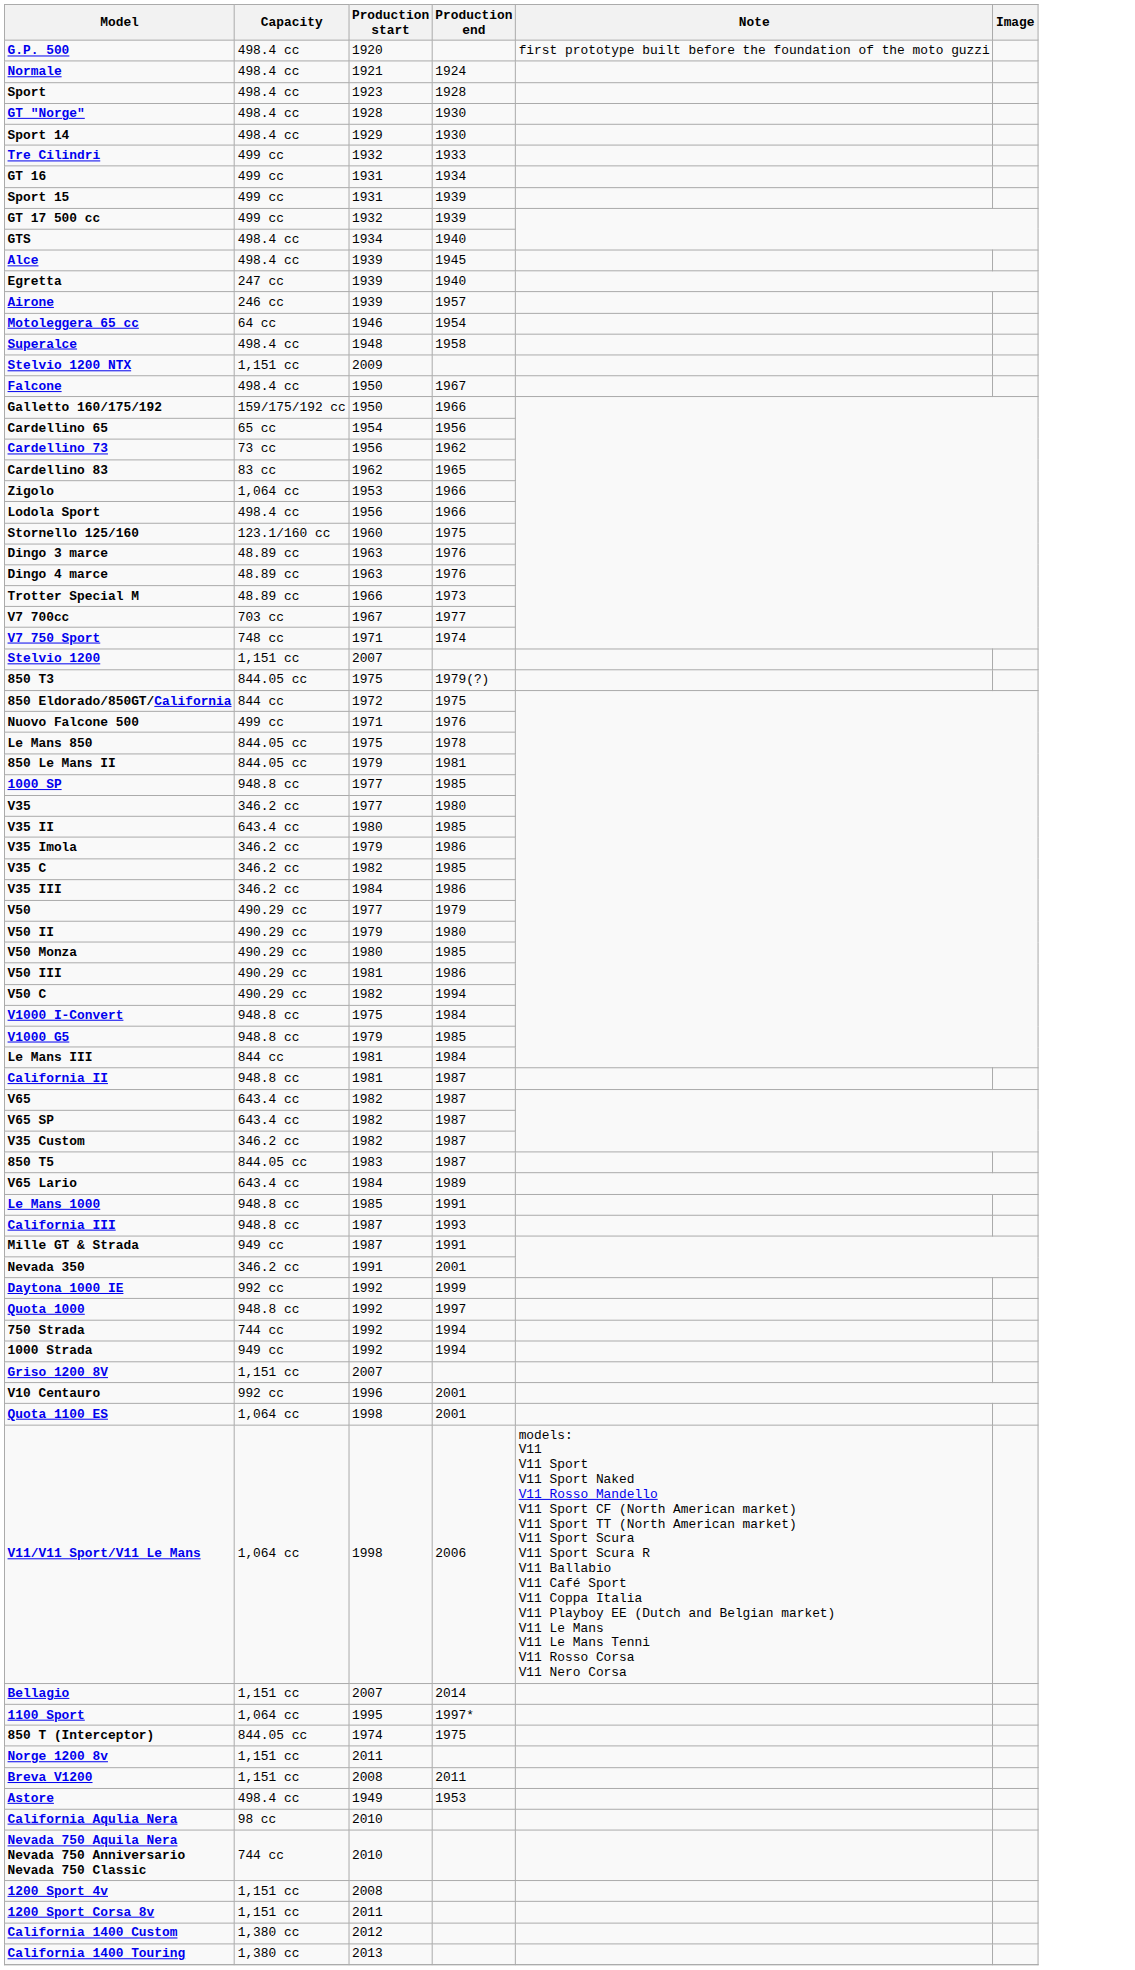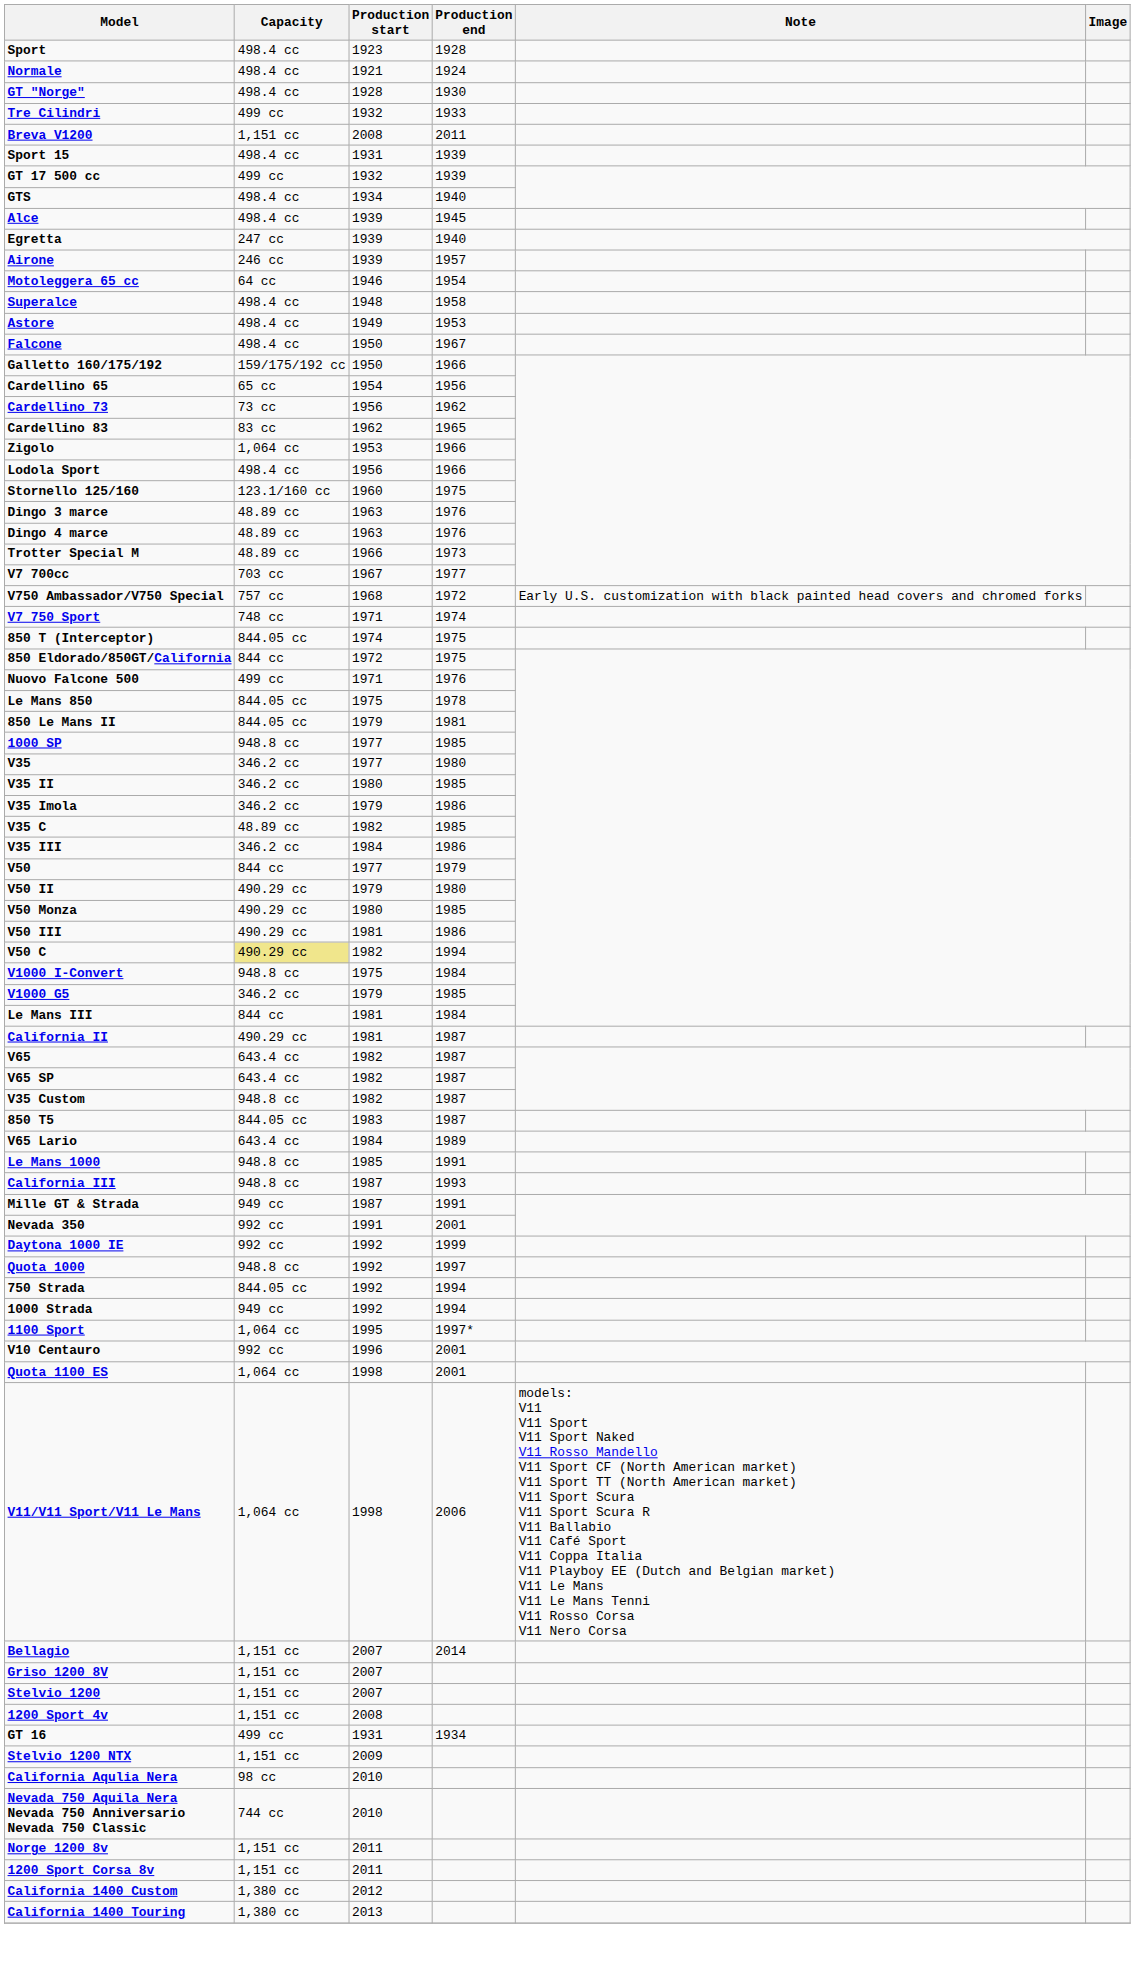- row: (38, 51)
rows swapped: (35, 72) <-> (27, 93)
- row: (38, 135)
rows swapped: (27, 177) <-> (50, 1778)
(261, 198) 499 cc -> (269, 156) 498.4 cc
rows swapped: (31, 1799) <-> (69, 365)
+ row: (116, 596)
rows swapped: (81, 1736) <-> (54, 659)
- row: (31, 680)
(269, 827) 643.4 cc -> (269, 785) 346.2 cc
(269, 869) 346.2 cc -> (269, 827) 48.89 cc
(272, 911) 490.29 cc -> (261, 869) 844 cc
(272, 995) no background -> (272, 953) khaki background
(269, 1037) 948.8 cc -> (269, 995) 346.2 cc
(269, 1079) 948.8 cc -> (272, 1037) 490.29 cc
(269, 1142) 346.2 cc -> (269, 1100) 948.8 cc
(269, 1267) 346.2 cc -> (261, 1225) 992 cc
(261, 1330) 744 cc -> (272, 1288) 844.05 cc
rows swapped: (46, 1715) <-> (58, 1372)
rows swapped: (58, 1891) <-> (58, 1757)
